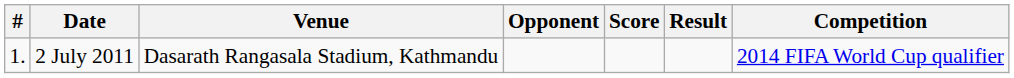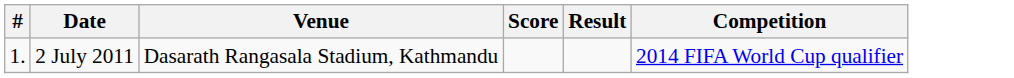- column: (554, 21)
